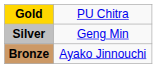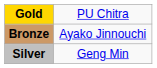rows swapped: (29, 33) <-> (29, 53)
